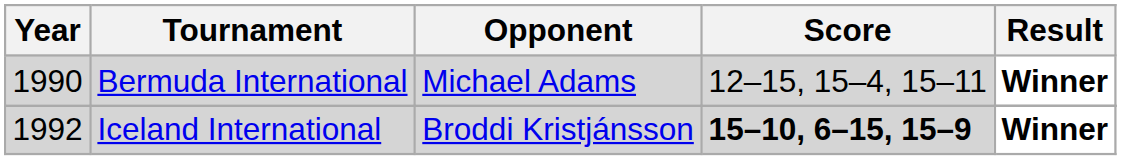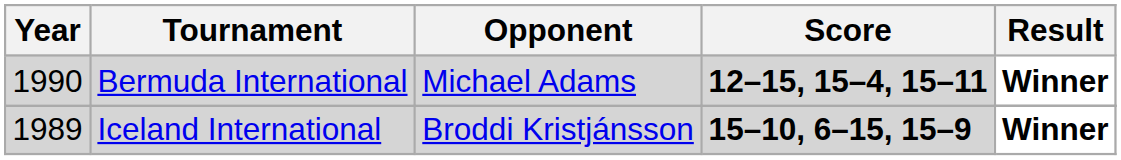(848, 80) normal -> (848, 80) bold
(48, 130) 1992 -> (48, 130) 1989
